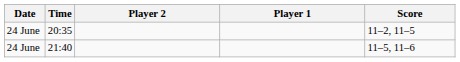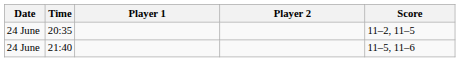columns swapped: (292, 13) <-> (147, 13)
